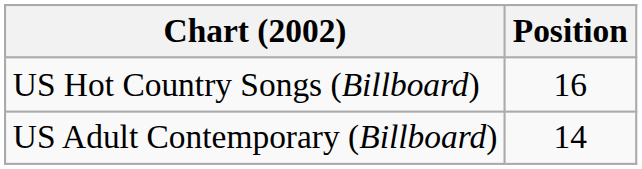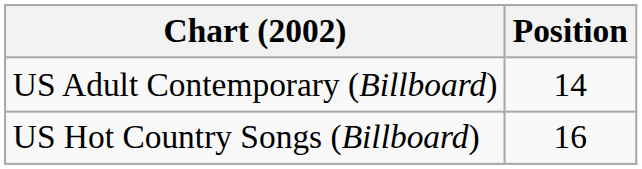rows swapped: (255, 137) <-> (246, 84)
